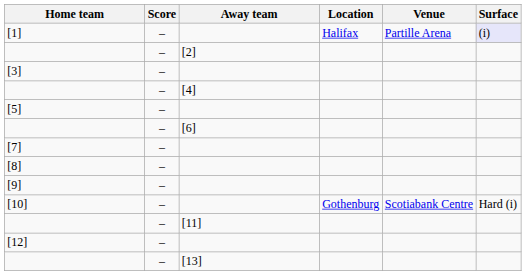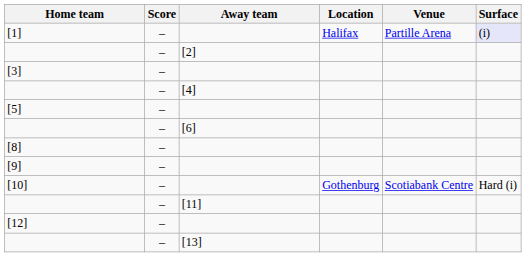- row: (14, 147)
